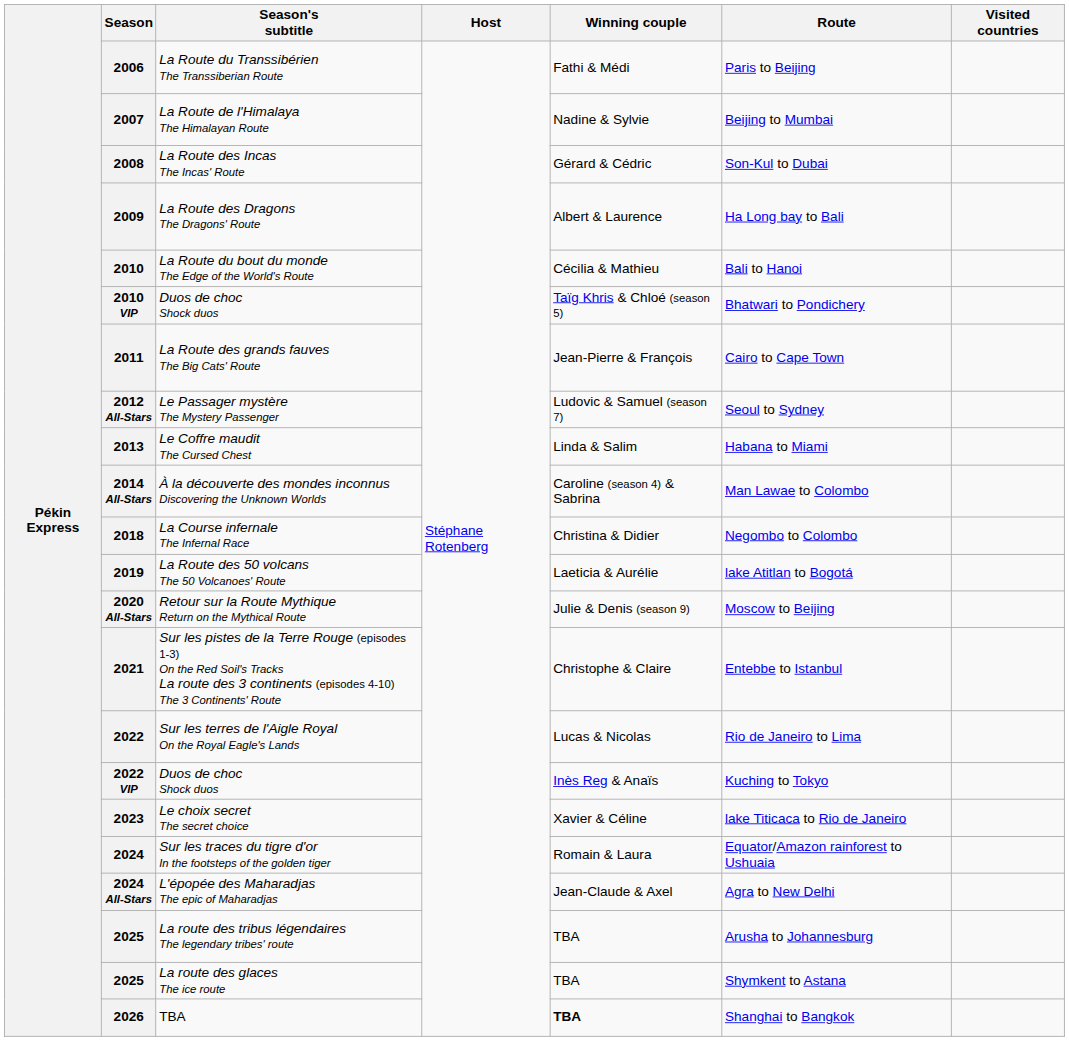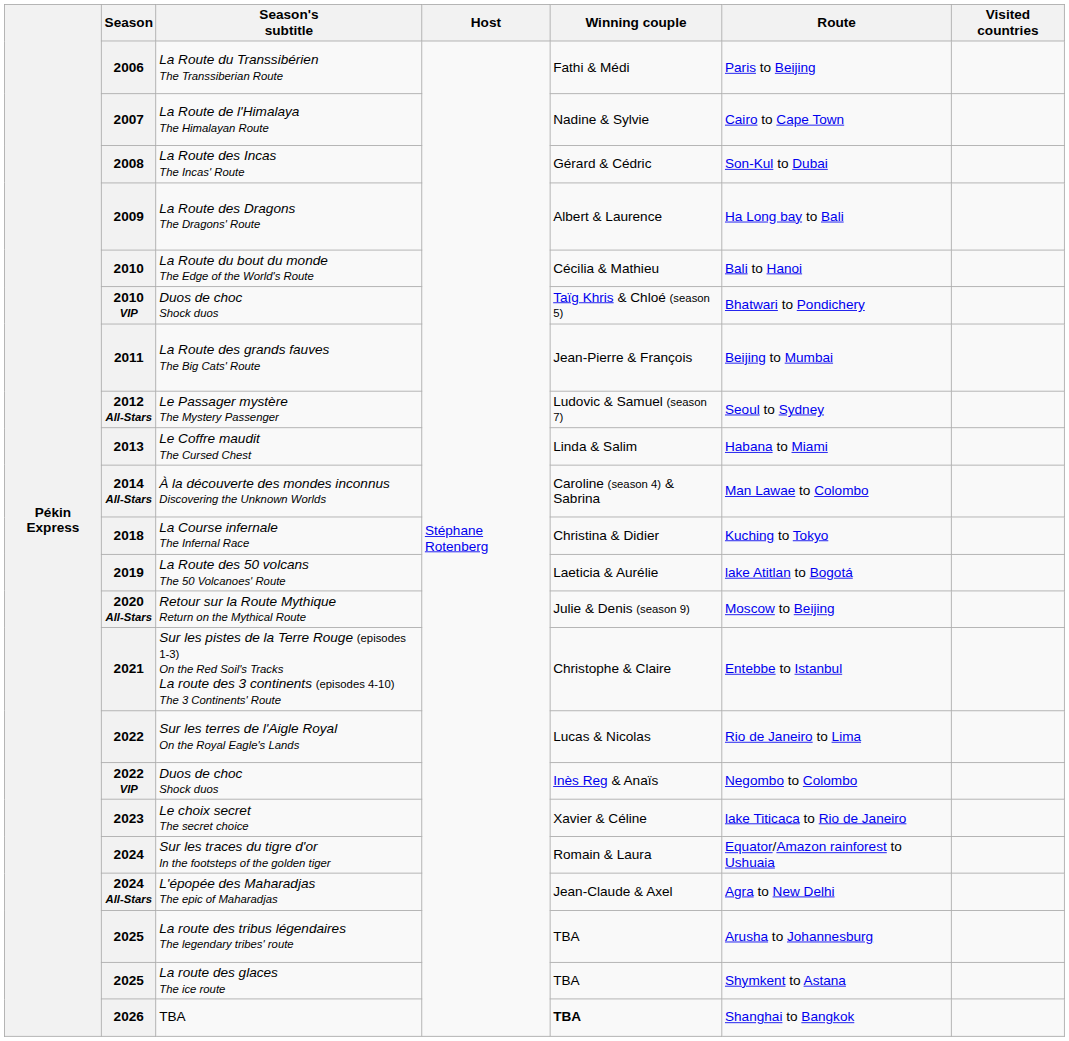(779, 119) Beijing to Mumbai -> (785, 119) Cairo to Cape Town
(785, 357) Cairo to Cape Town -> (779, 357) Beijing to Mumbai
(791, 535) Negombo to Colombo -> (777, 535) Kuching to Tokyo
(777, 781) Kuching to Tokyo -> (791, 781) Negombo to Colombo
